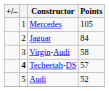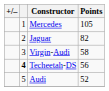(84, 38) 84 -> (84, 38) 82
(84, 65) 57 -> (84, 65) 56
